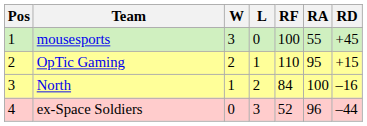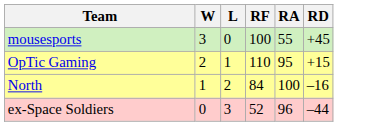- column: (19, 16)
